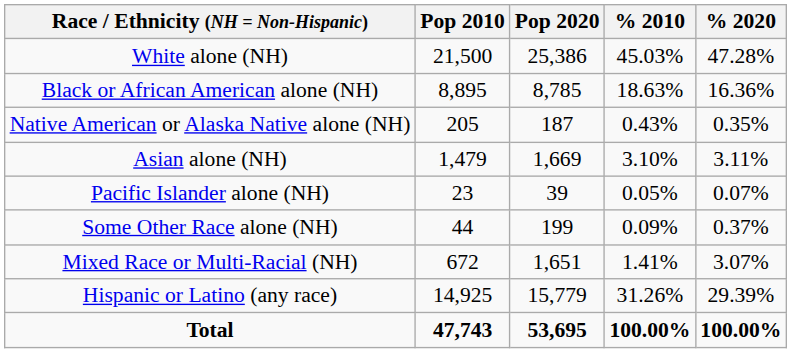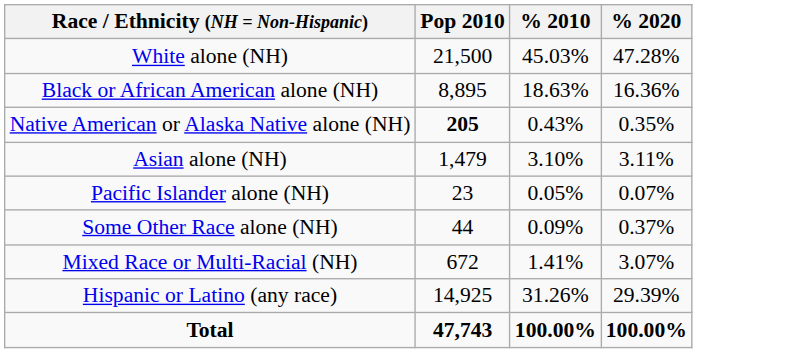- column: (557, 21)
(463, 124) normal -> (463, 124) bold
